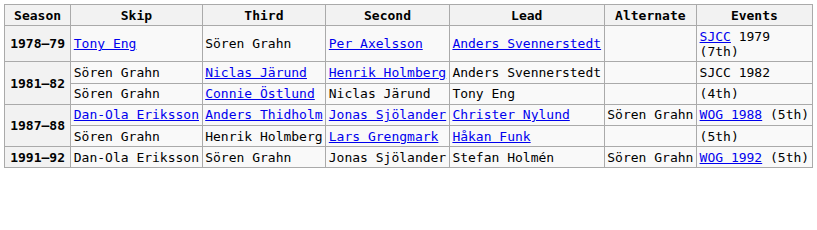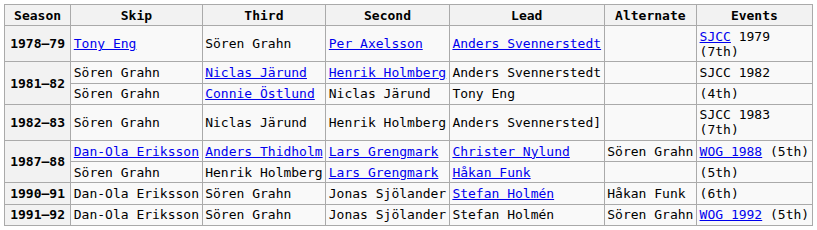+ row: (38, 122)
(388, 115) Jonas Sjölander -> (384, 151) Lars Grengmark
+ row: (38, 193)
